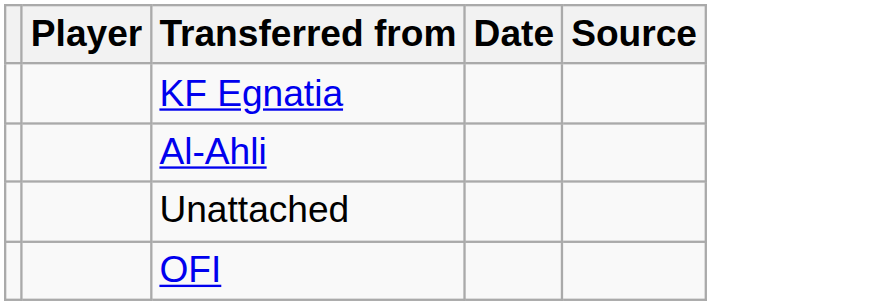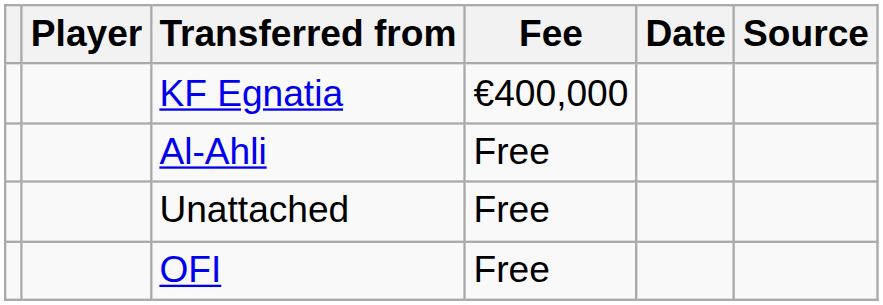+ column: (551, 33)
